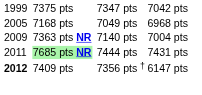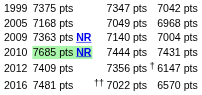(15, 52) 2011 -> (16, 52) 2010
(16, 68) bold -> (16, 68) normal
+ row: (53, 85)
